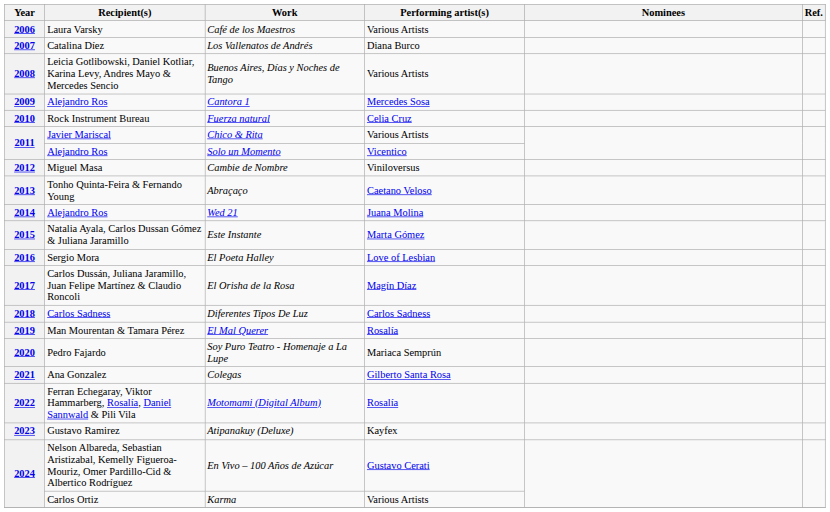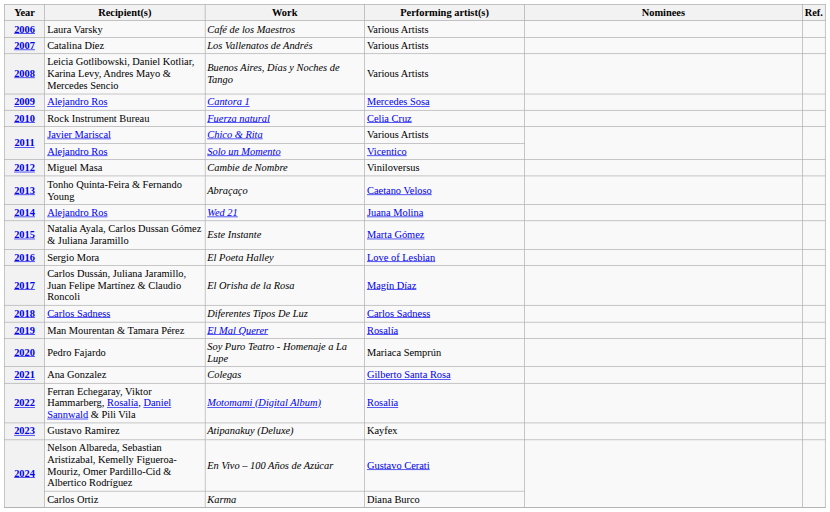(393, 45) Diana Burco -> (398, 45) Various Artists
(398, 499) Various Artists -> (393, 499) Diana Burco
